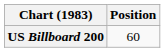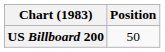(133, 36) 60 -> (133, 36) 50
